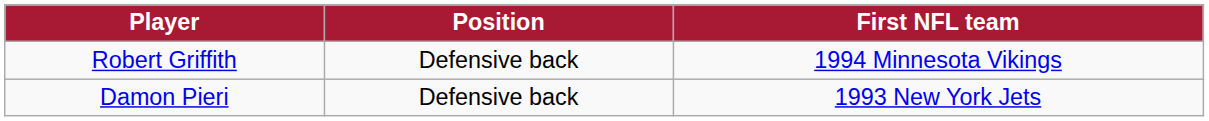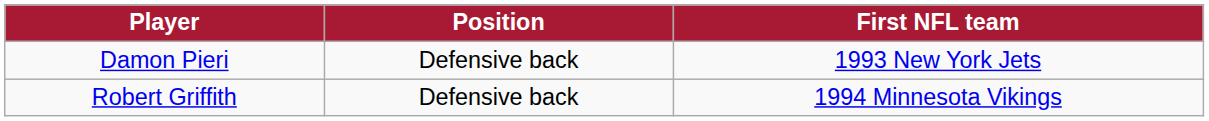rows swapped: (164, 97) <-> (164, 60)
